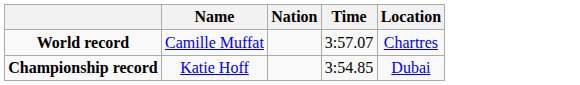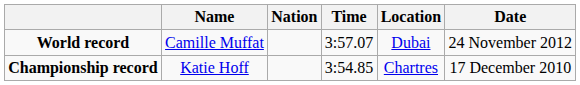+ column: (510, 17)
(411, 42) Chartres -> (411, 42) Dubai
(411, 67) Dubai -> (411, 67) Chartres
